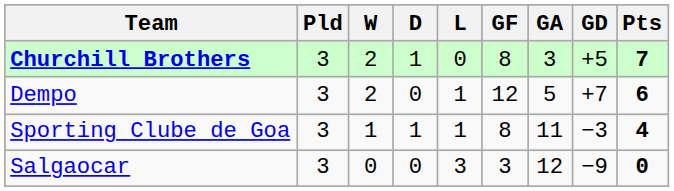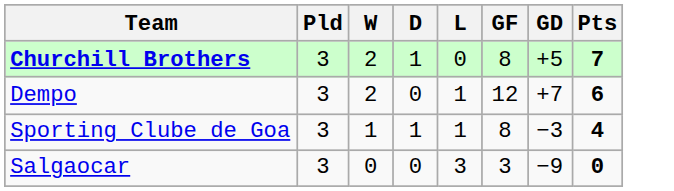- column: (550, 23)
